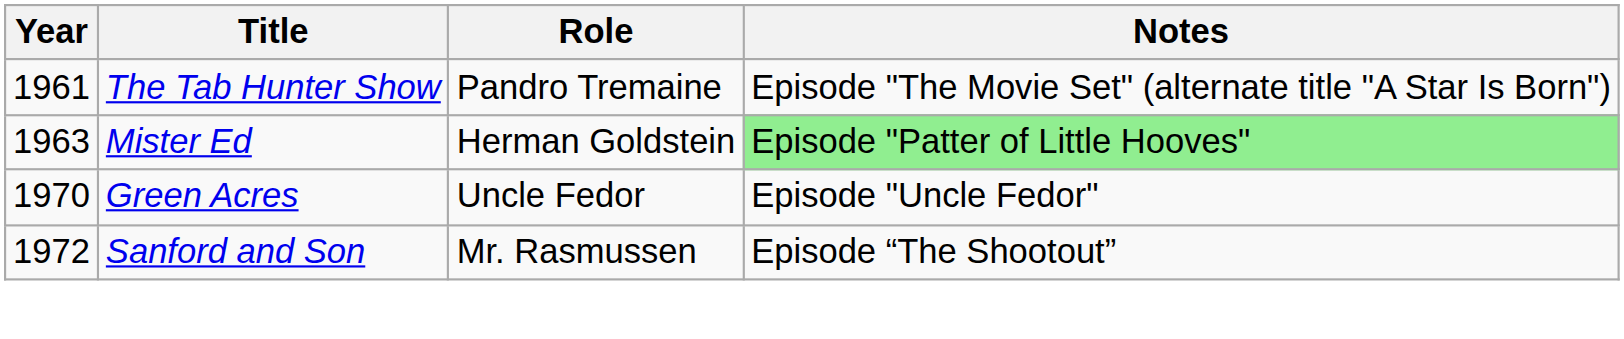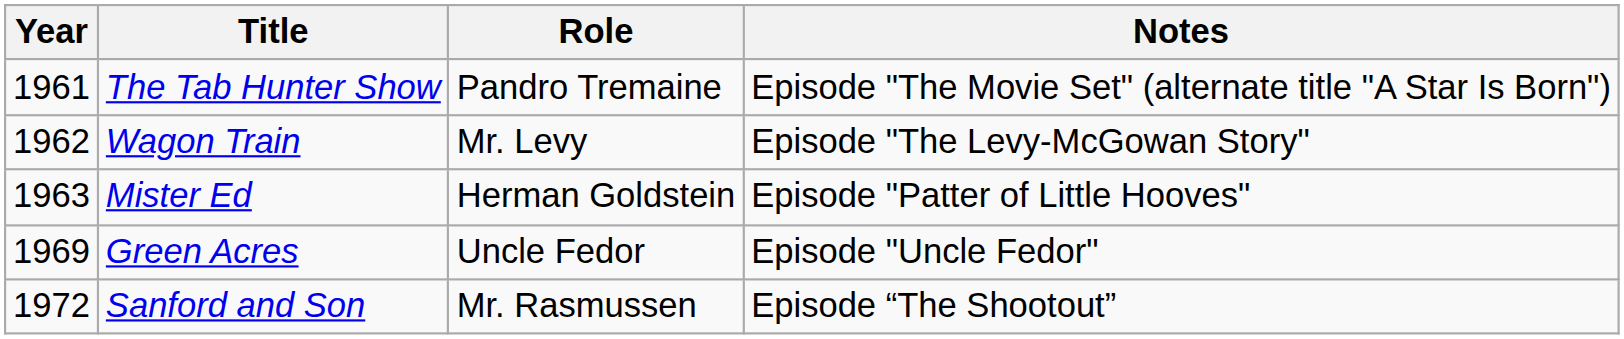+ row: (203, 141)
(1001, 141) lightgreen background -> (1001, 196) no background
(51, 196) 1970 -> (51, 251) 1969
